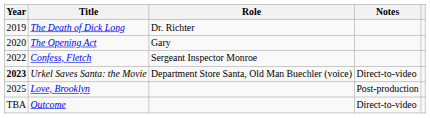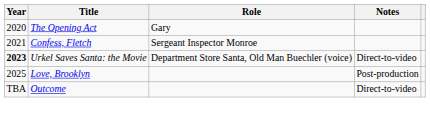- row: (78, 27)
(16, 58) 2022 -> (16, 43) 2021
